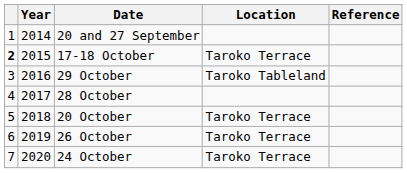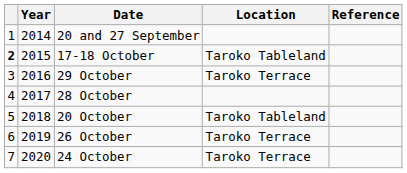(258, 55) Taroko Terrace -> (266, 55) Taroko Tableland
(266, 76) Taroko Tableland -> (258, 76) Taroko Terrace
(258, 116) Taroko Terrace -> (266, 116) Taroko Tableland
